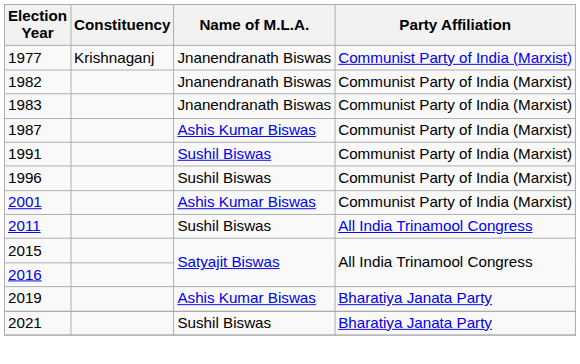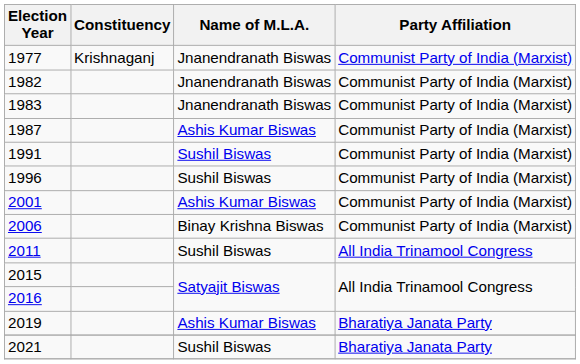+ row: (25, 226)
